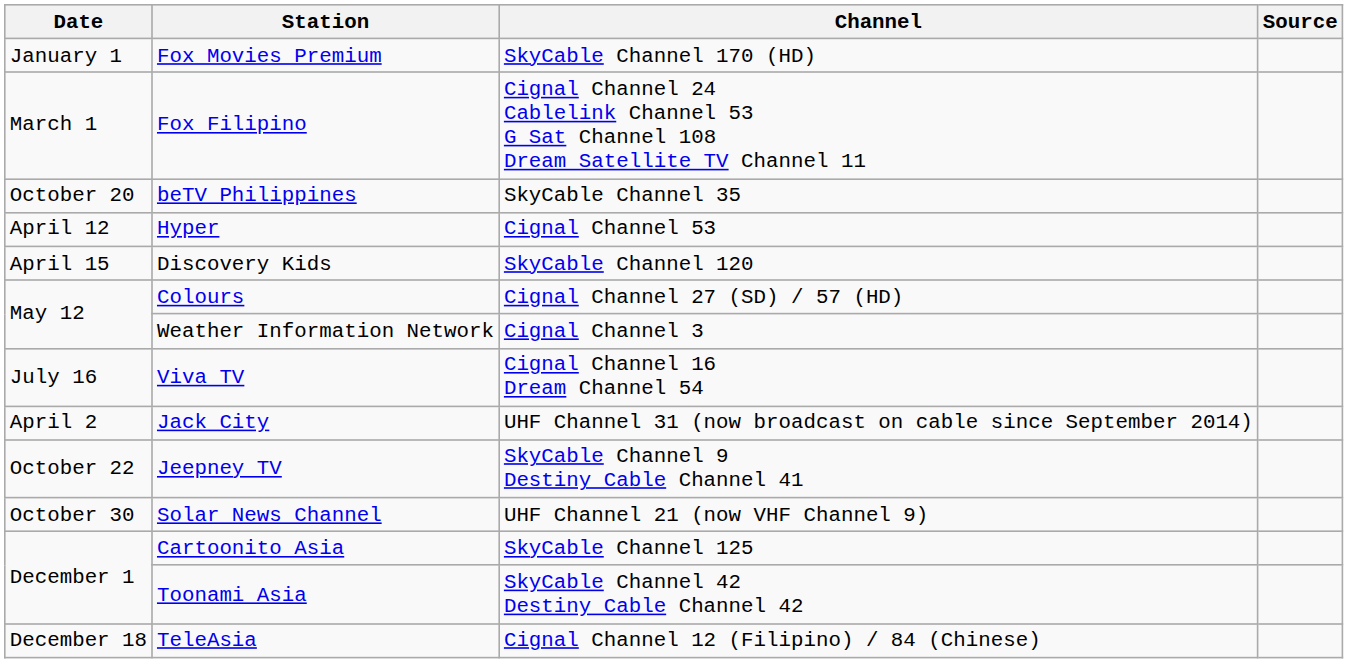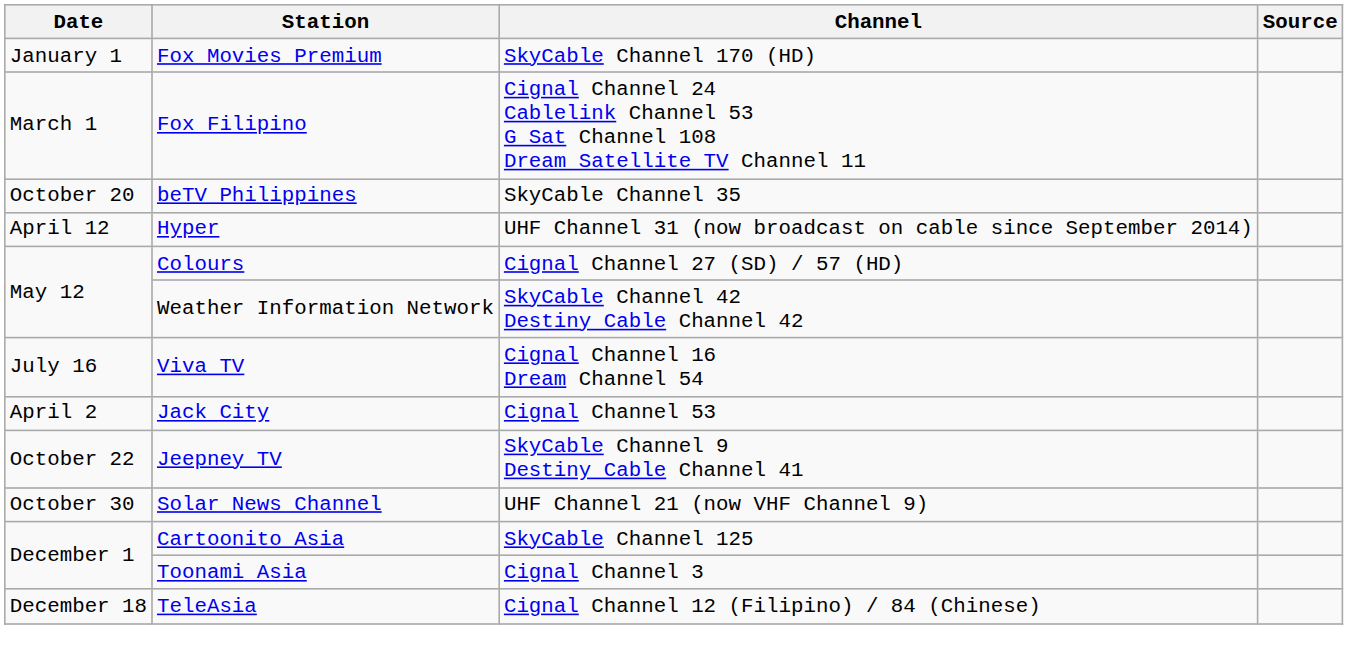(610, 229) Cignal Channel 53 -> (878, 229) UHF Channel 31 (now broadcast on cable since September 2014)
- row: (244, 263)
(604, 331) Cignal Channel 3 -> (654, 309) SkyCable Channel 42 Destiny Cable Channel 42
(878, 423) UHF Channel 31 (now broadcast on cable since September 2014) -> (610, 413) Cignal Channel 53
(654, 594) SkyCable Channel 42 Destiny Cable Channel 42 -> (604, 573) Cignal Channel 3
